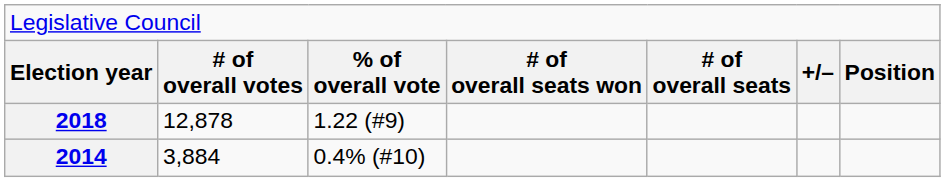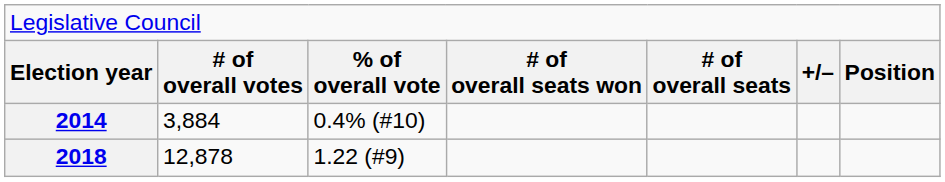rows swapped: (81, 157) <-> (81, 120)
